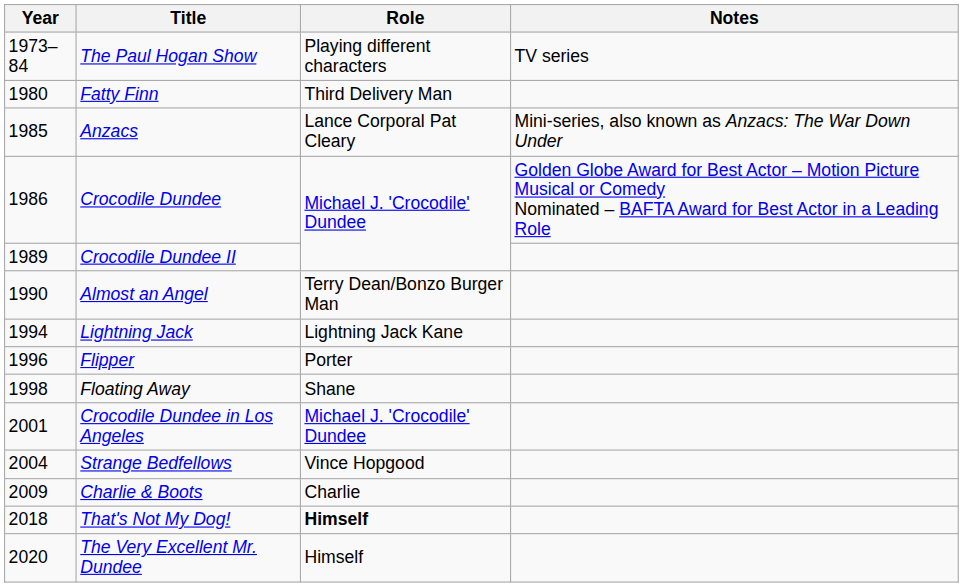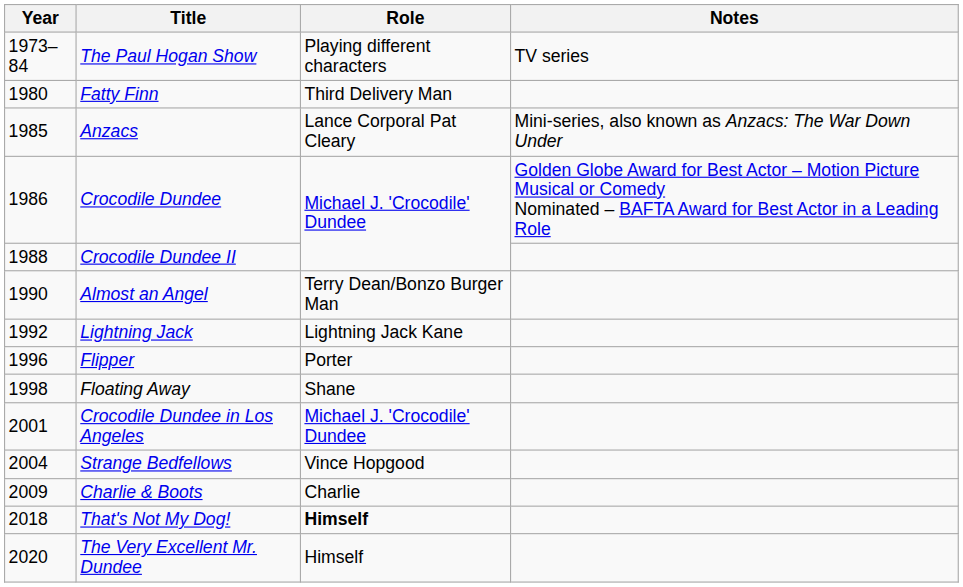(28, 257) 1989 -> (28, 257) 1988
(28, 332) 1994 -> (28, 332) 1992
